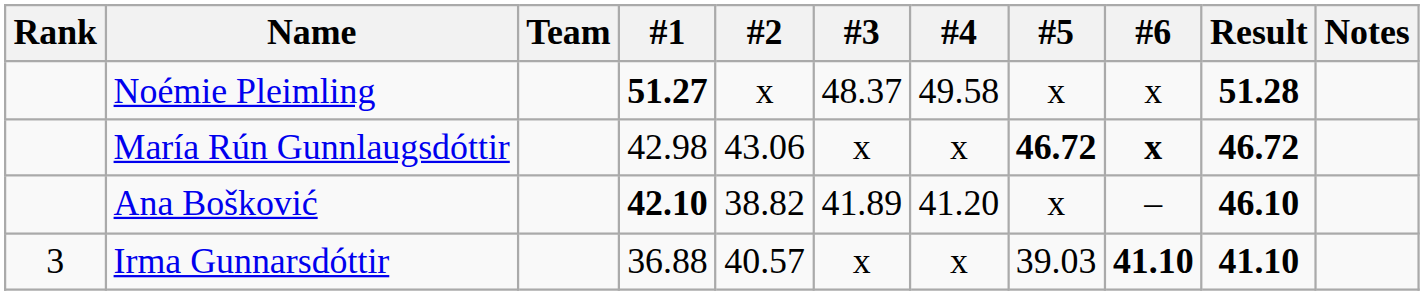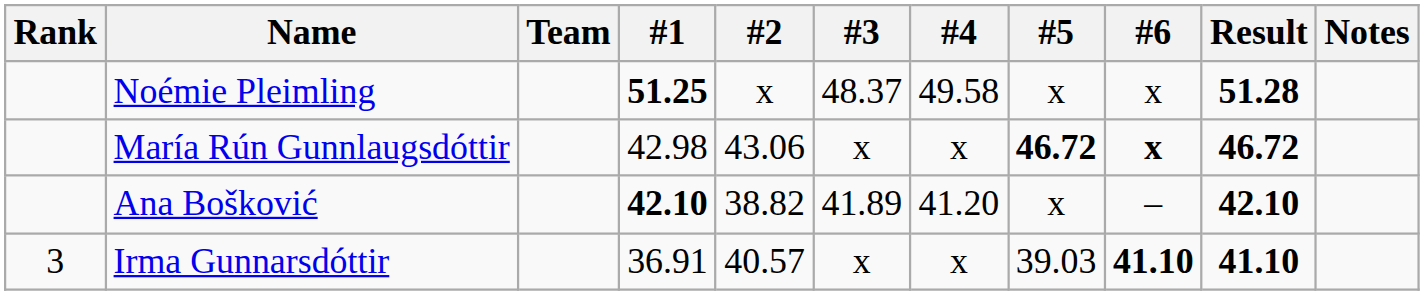(667, 89) 51.27 -> (667, 89) 51.25
(1259, 203) 46.10 -> (1259, 203) 42.10
(667, 260) 36.88 -> (667, 260) 36.91
